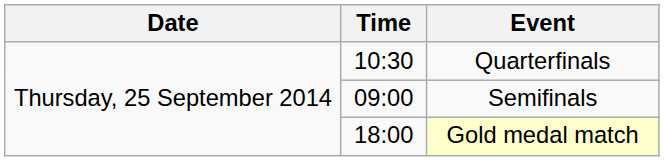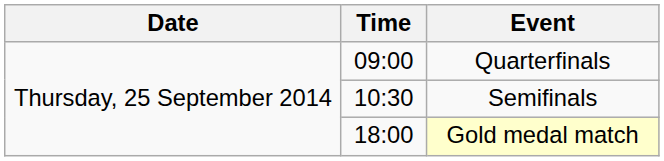(384, 60) 10:30 -> (384, 60) 09:00
(384, 98) 09:00 -> (384, 98) 10:30
